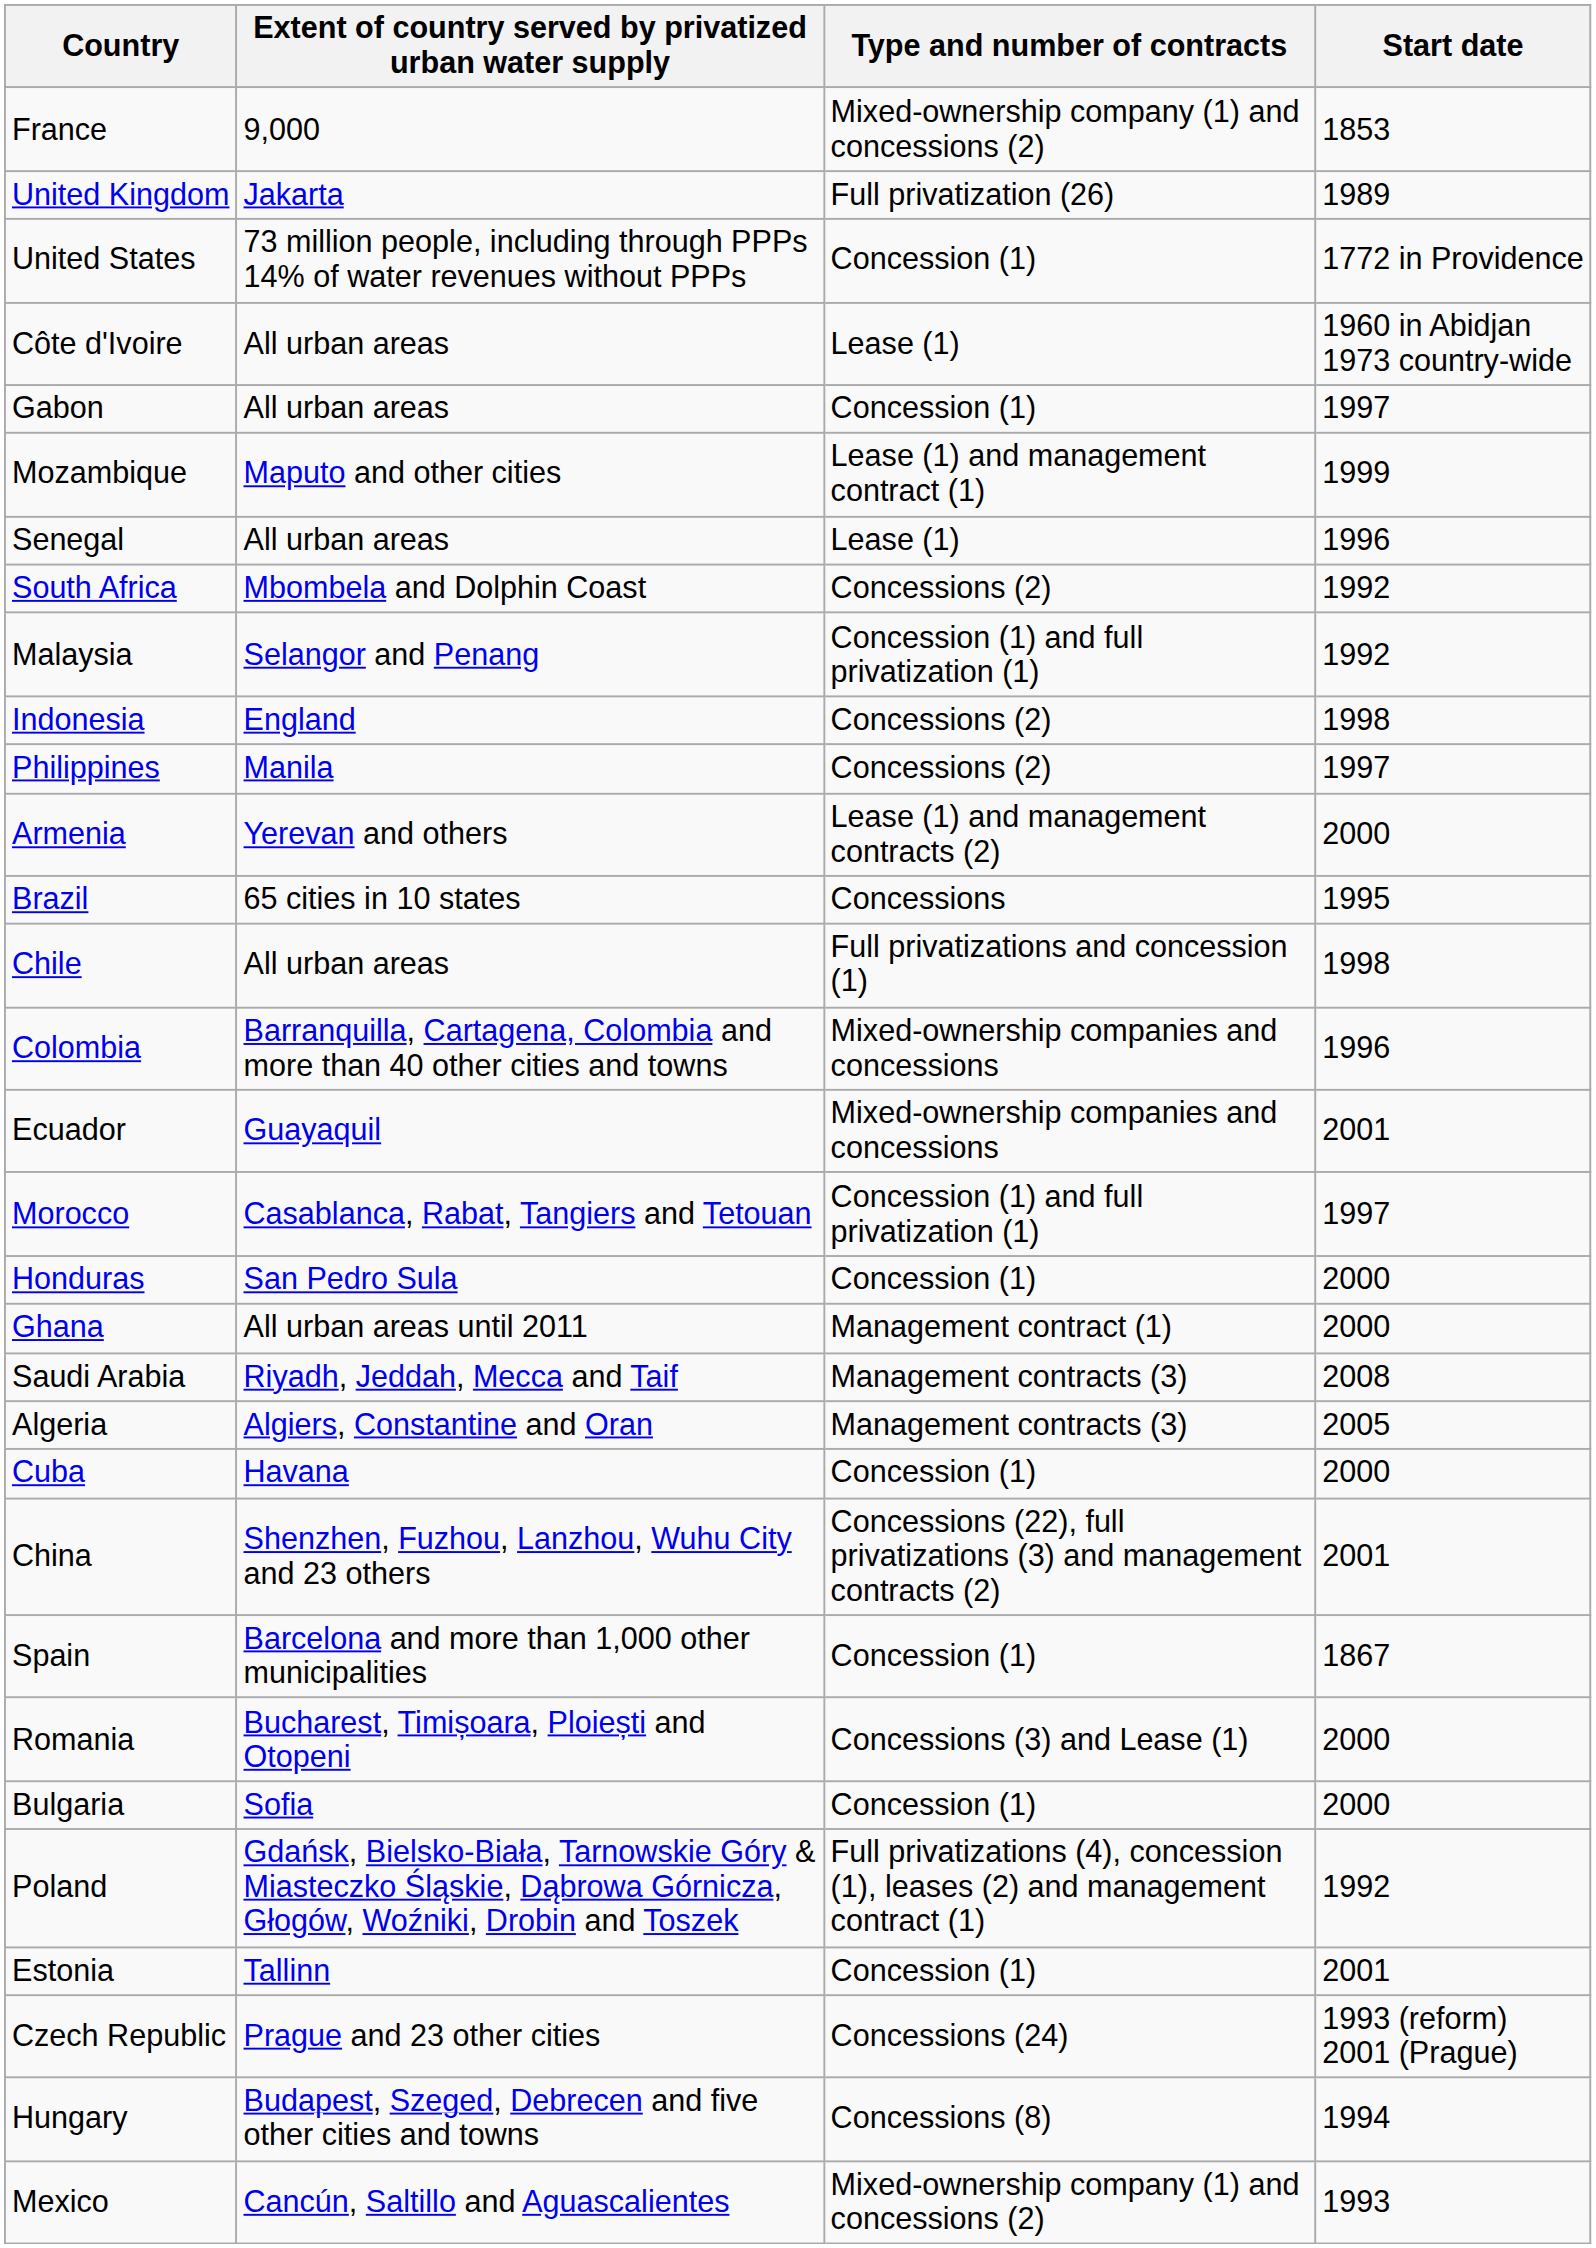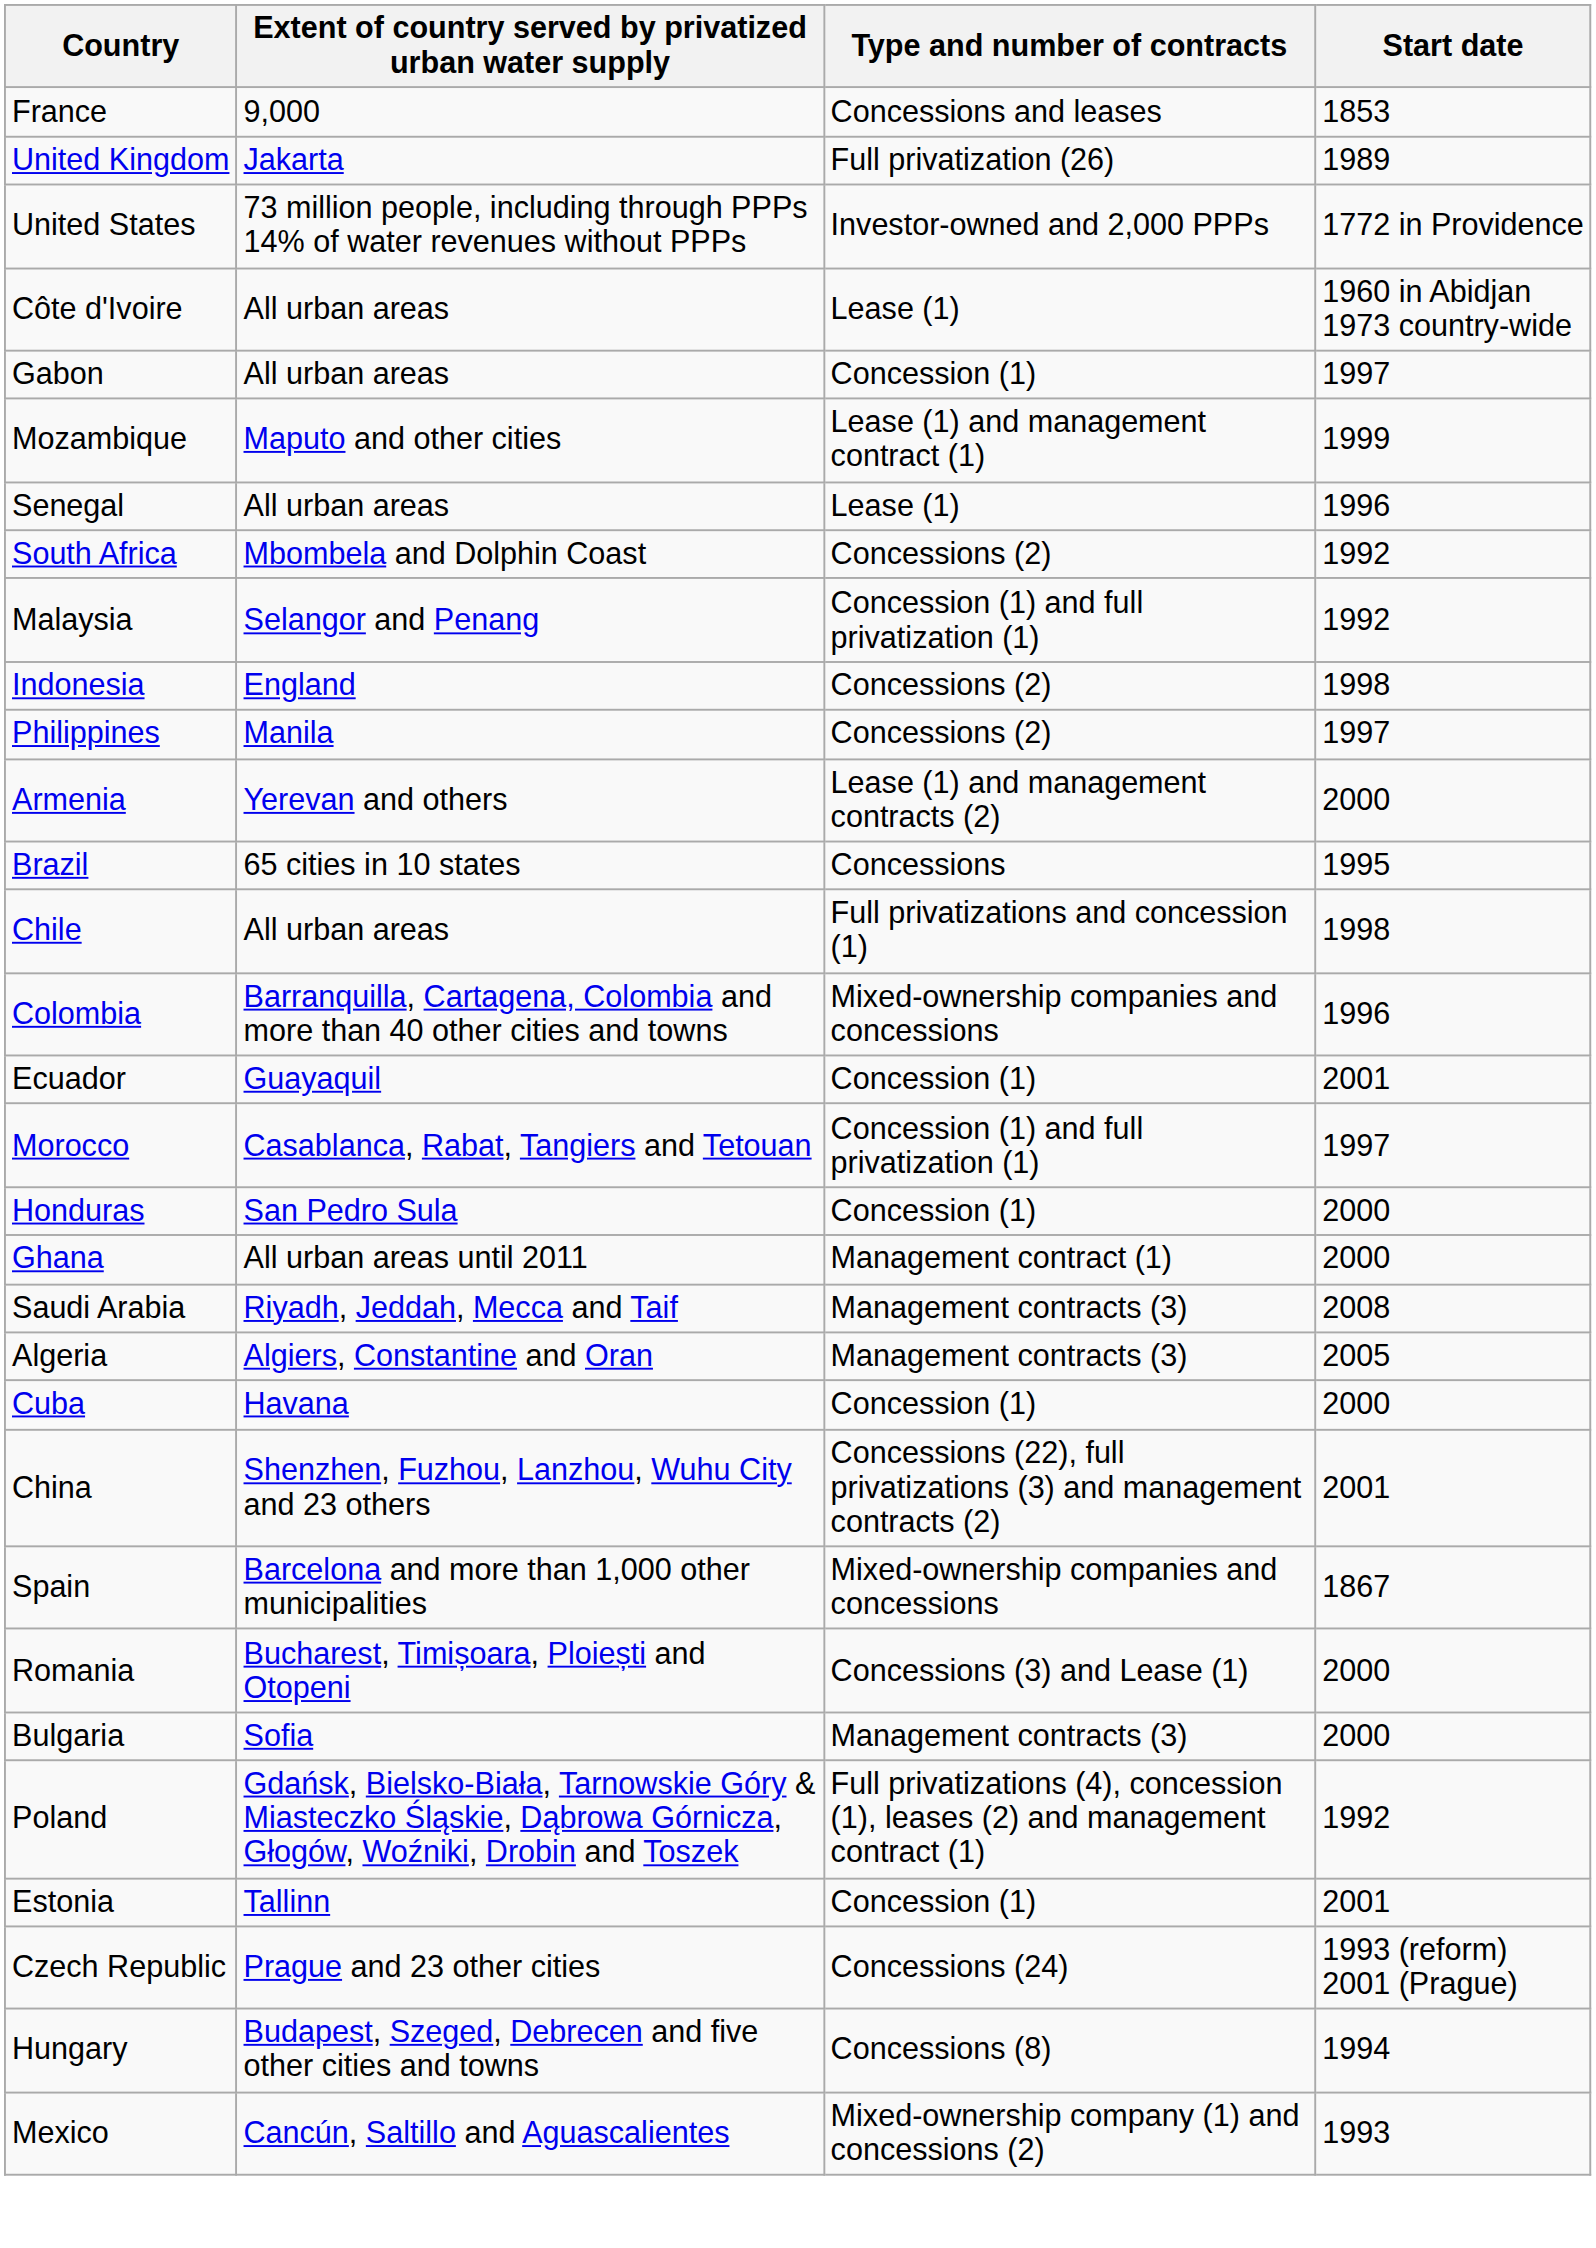(1065, 128) Mixed-ownership company (1) and concessions (2) -> (996, 111) Concessions and leases
(933, 260) Concession (1) -> (1050, 225) Investor-owned and 2,000 PPPs
(1054, 1130) Mixed-ownership companies and concessions -> (933, 1079) Concession (1)
(933, 1656) Concession (1) -> (1054, 1587) Mixed-ownership companies and concessions
(933, 1804) Concession (1) -> (1009, 1735) Management contracts (3)
